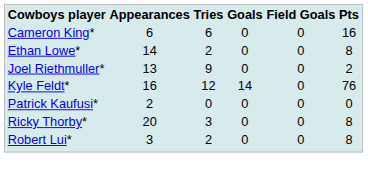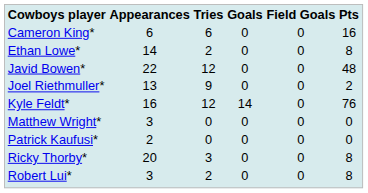+ row: (46, 68)
+ row: (55, 122)
